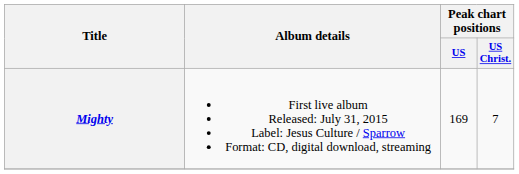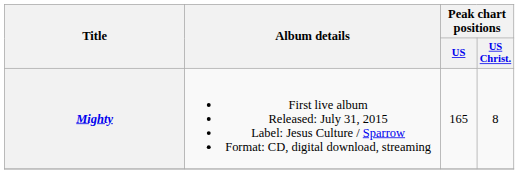(459, 118) 169 -> (459, 118) 165
(495, 118) 7 -> (495, 118) 8
